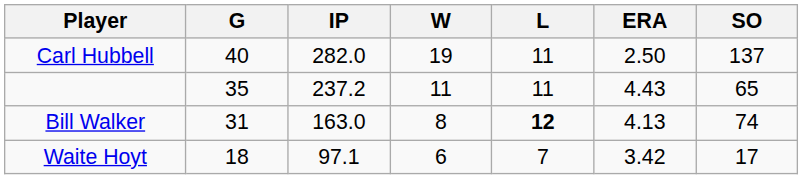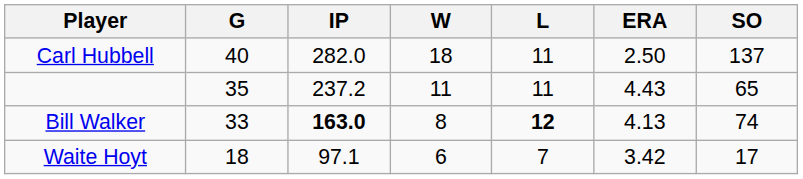(441, 55) 19 -> (441, 55) 18
(237, 122) 31 -> (237, 122) 33
(339, 122) normal -> (339, 122) bold
